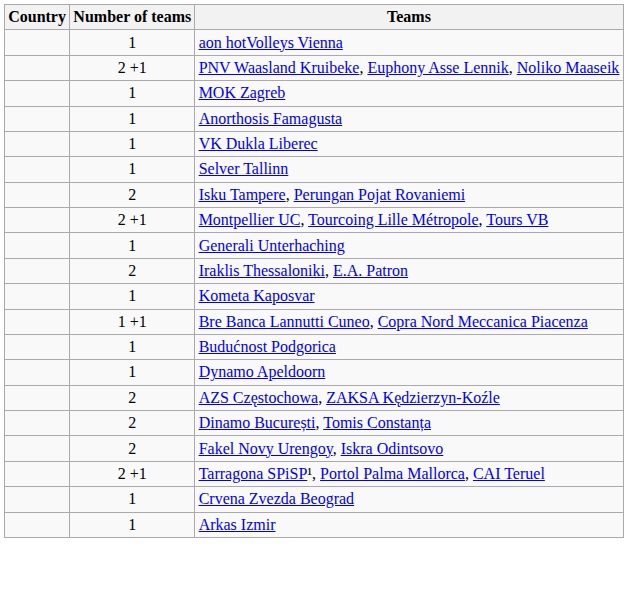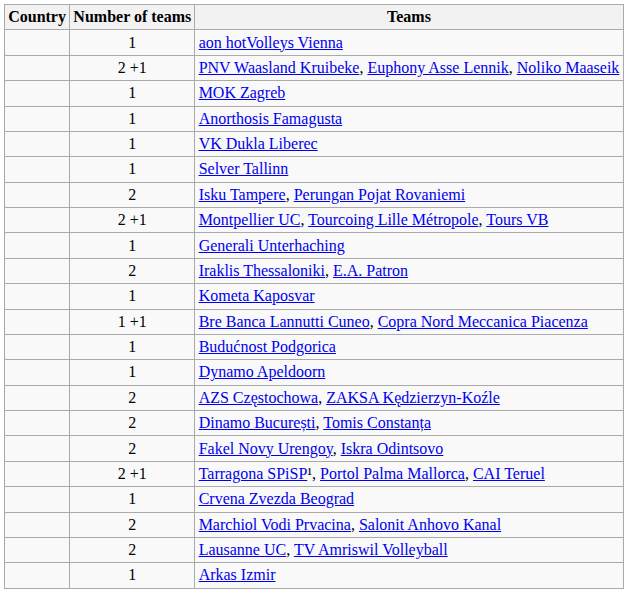+ row: (350, 524)
+ row: (323, 550)
